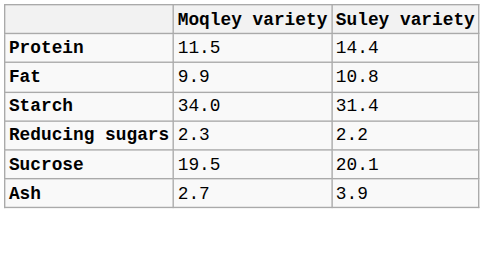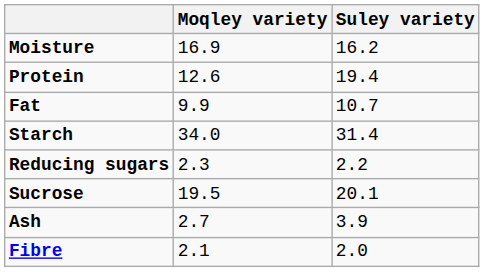+ row: (52, 48)
(199, 48) 11.5 -> (199, 77) 12.6
(357, 48) 14.4 -> (357, 77) 19.4
(357, 77) 10.8 -> (357, 106) 10.7
+ row: (36, 251)
